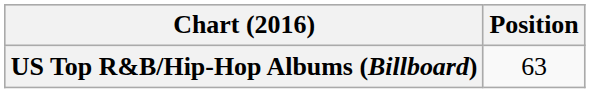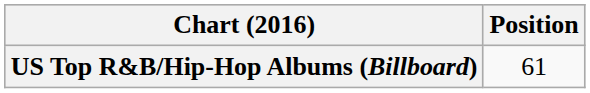(534, 66) 63 -> (534, 66) 61
